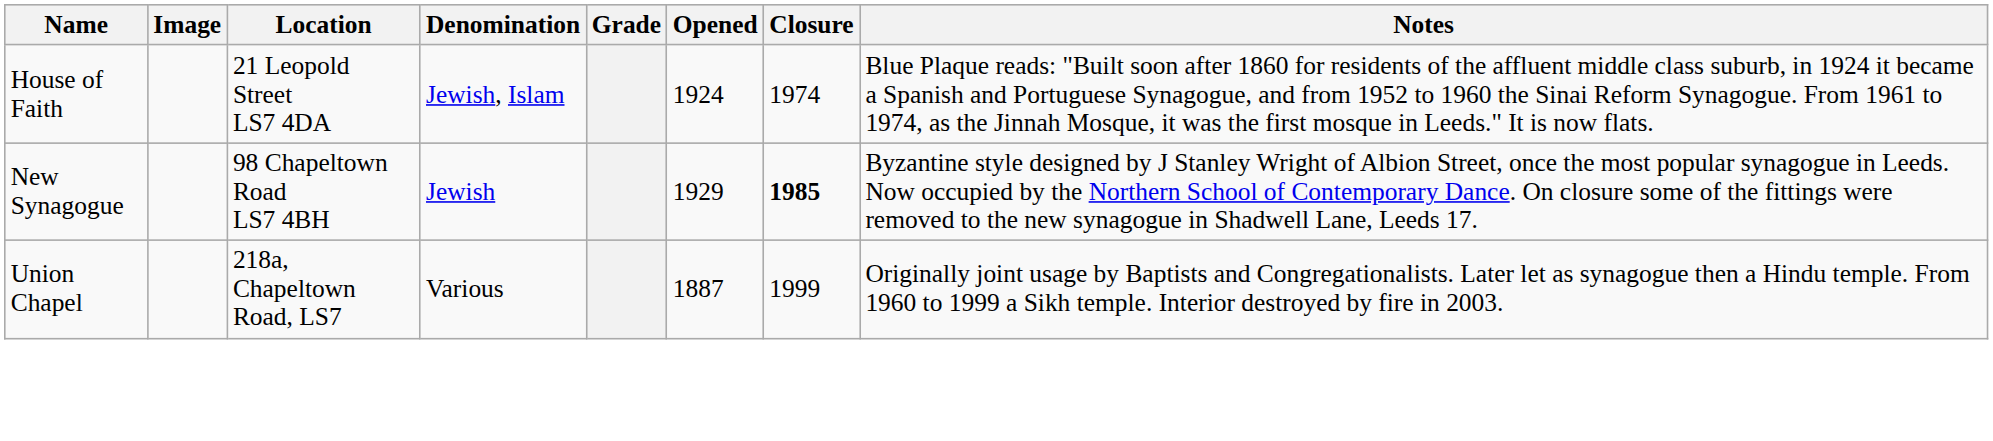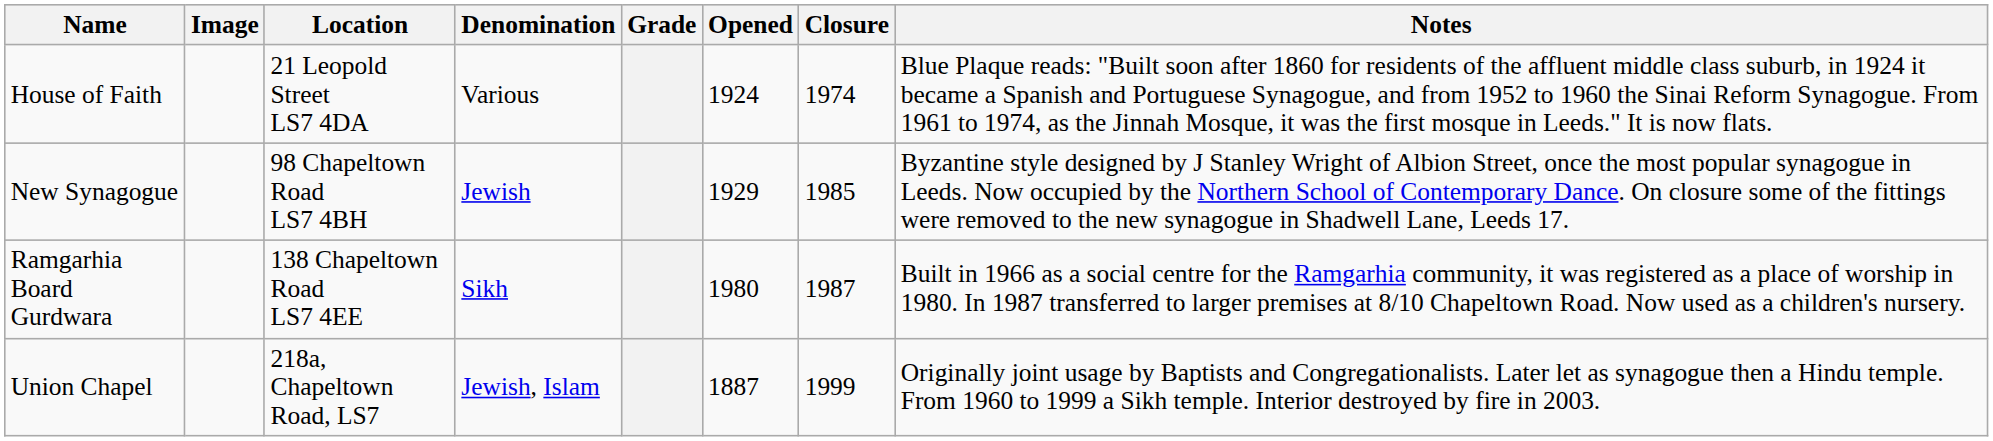(495, 93) Jewish, Islam -> (500, 93) Various
(795, 191) bold -> (830, 191) normal
+ row: (66, 288)
(465, 288) Various -> (531, 386) Jewish, Islam
